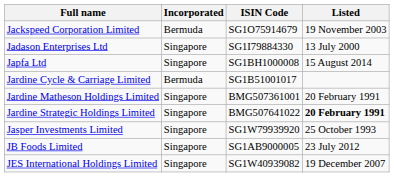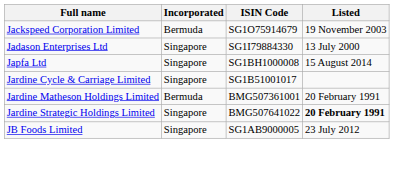(183, 79) Bermuda -> (185, 79) Singapore
(185, 96) Singapore -> (183, 96) Bermuda
- row: (65, 130)
- row: (82, 163)
